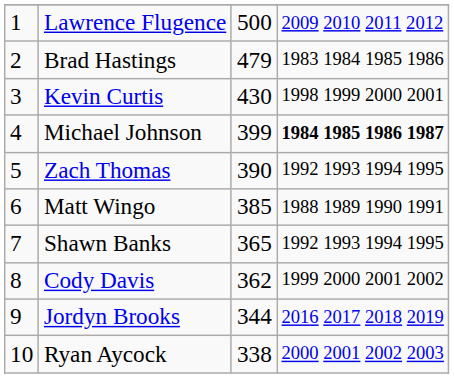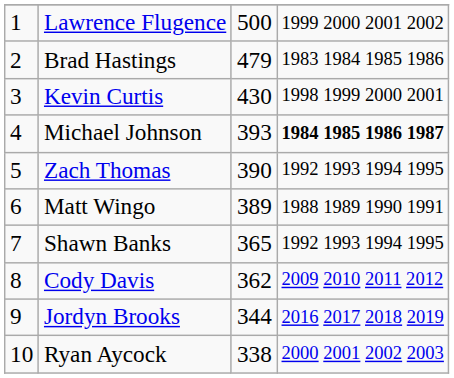(362, 22) 2009 2010 2011 2012 -> (363, 22) 1999 2000 2001 2002
(254, 133) 399 -> (254, 133) 393
(254, 206) 385 -> (254, 206) 389
(363, 280) 1999 2000 2001 2002 -> (362, 280) 2009 2010 2011 2012
